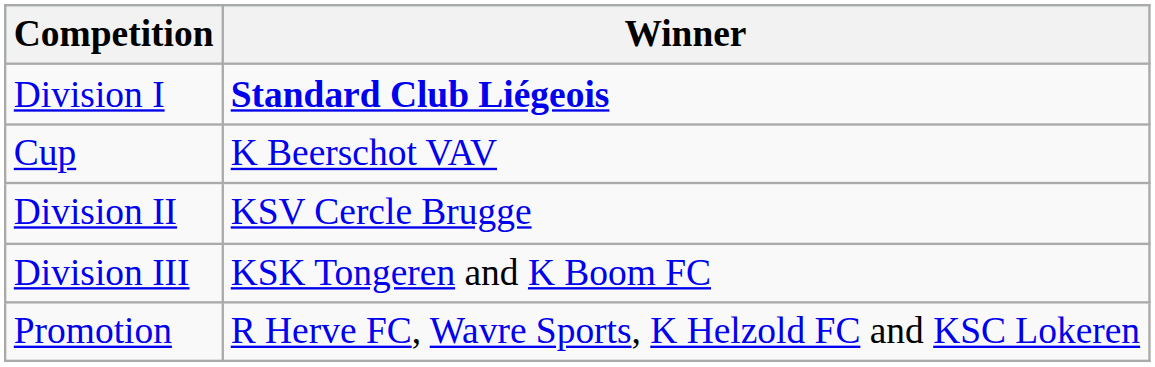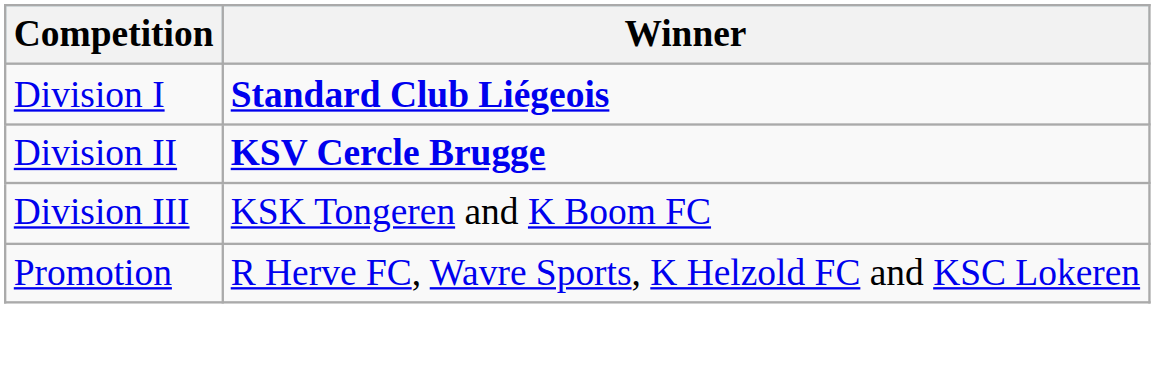- row: (45, 152)
(381, 212) normal -> (388, 152) bold
